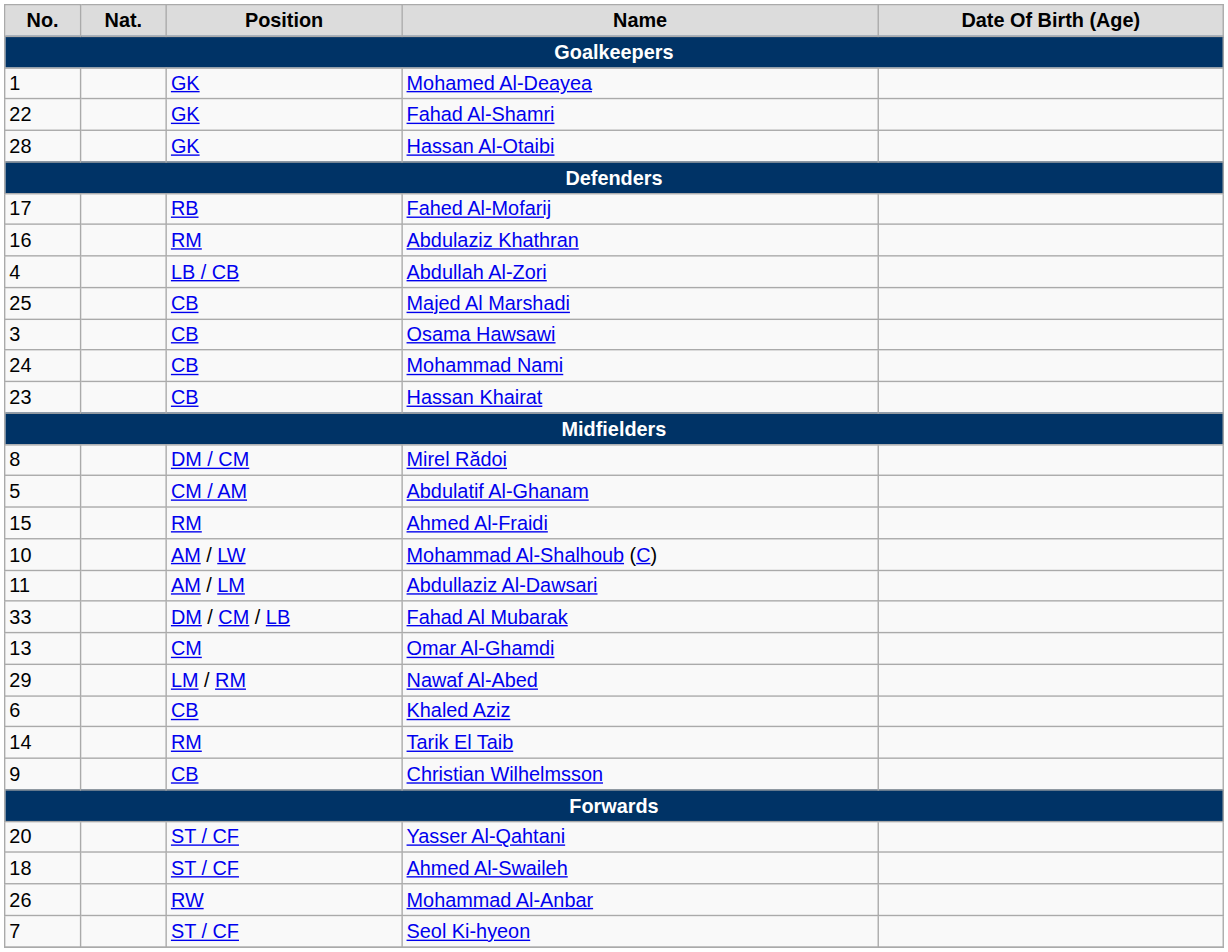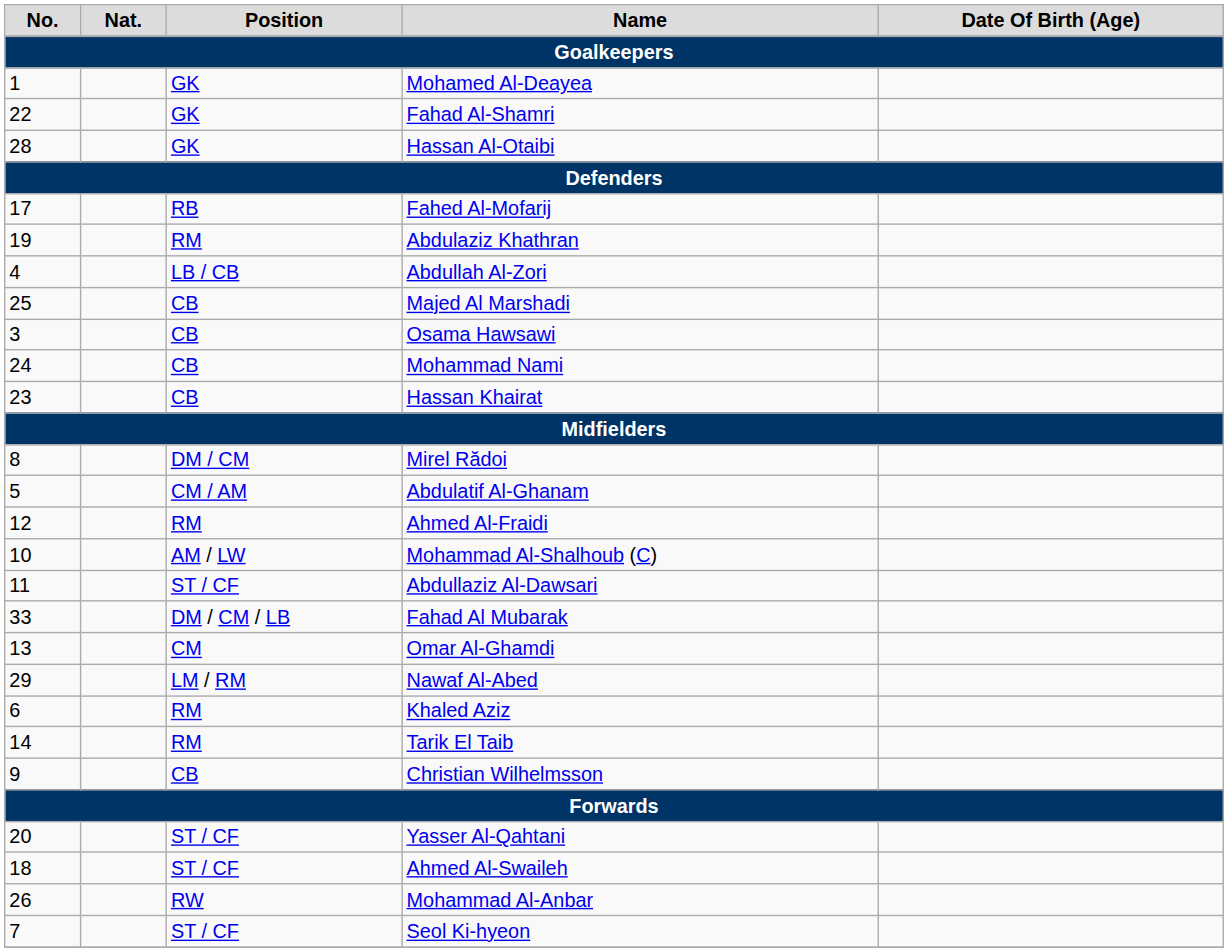(20, 241) 16 -> (20, 241) 19
(20, 523) 15 -> (20, 523) 12
(208, 586) AM / LM -> (205, 586) ST / CF
(185, 711) CB -> (186, 711) RM
